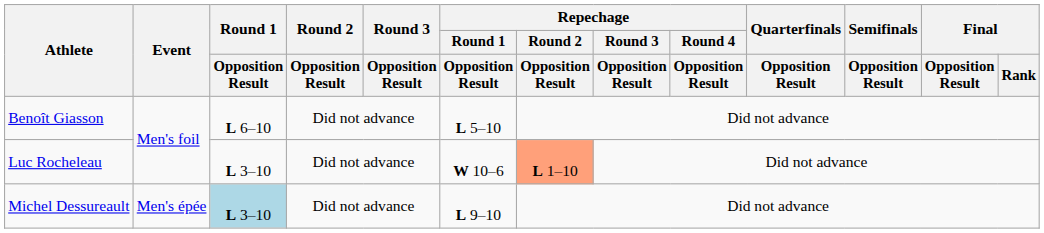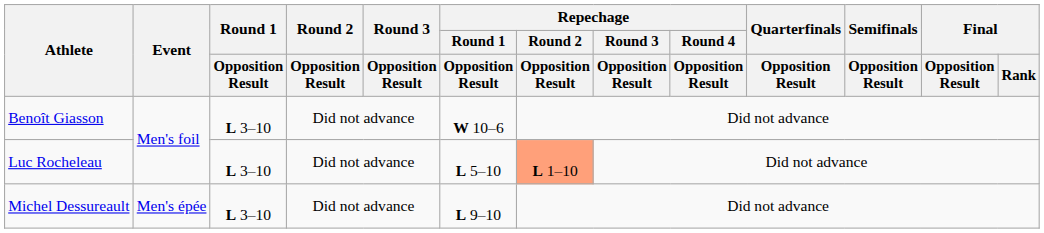(248, 127) L 6–10 -> (248, 127) L 3–10
(478, 127) L 5–10 -> (478, 127) W 10–6
(478, 171) W 10–6 -> (478, 171) L 5–10
(248, 215) lightblue background -> (248, 215) no background
